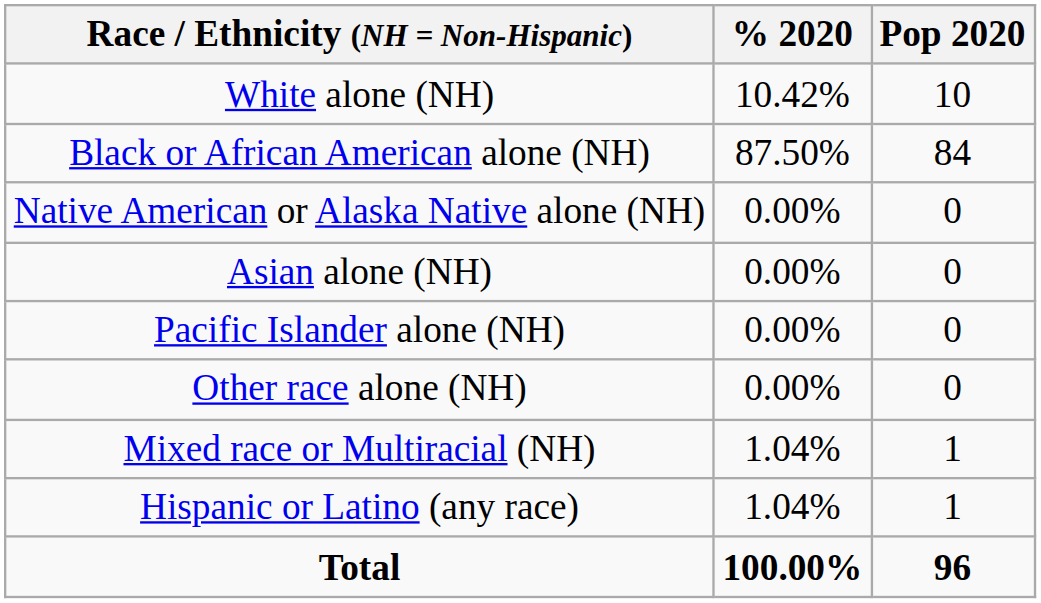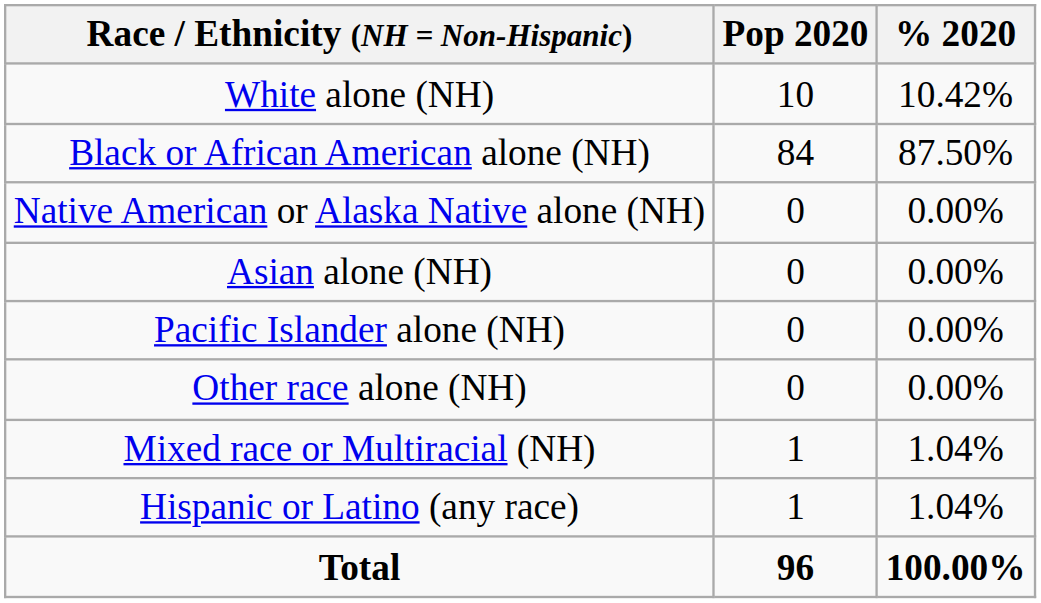columns swapped: (952, 34) <-> (792, 34)
